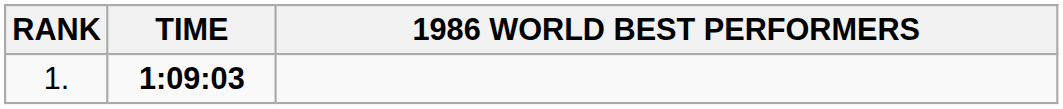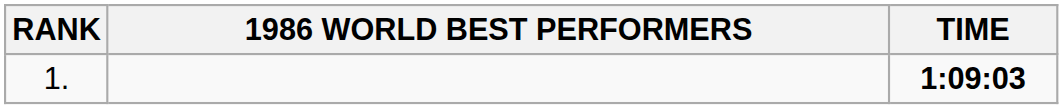columns swapped: (666, 30) <-> (192, 30)
